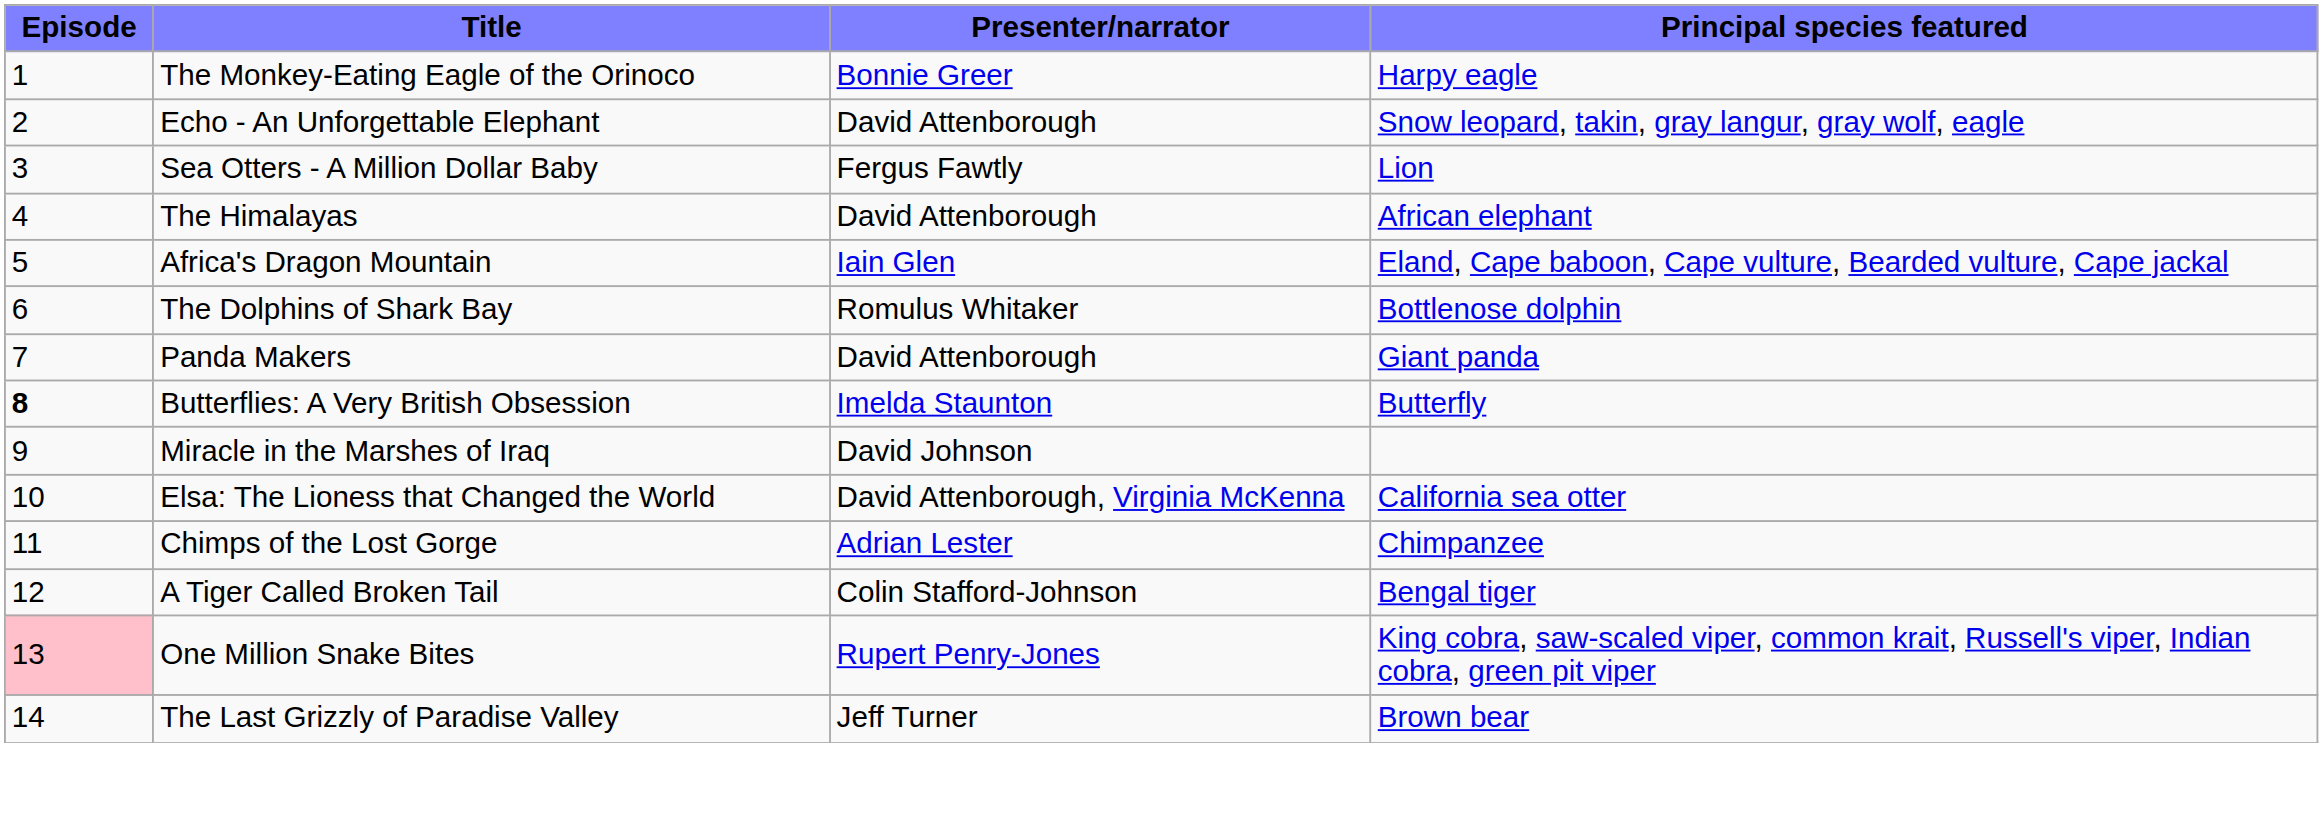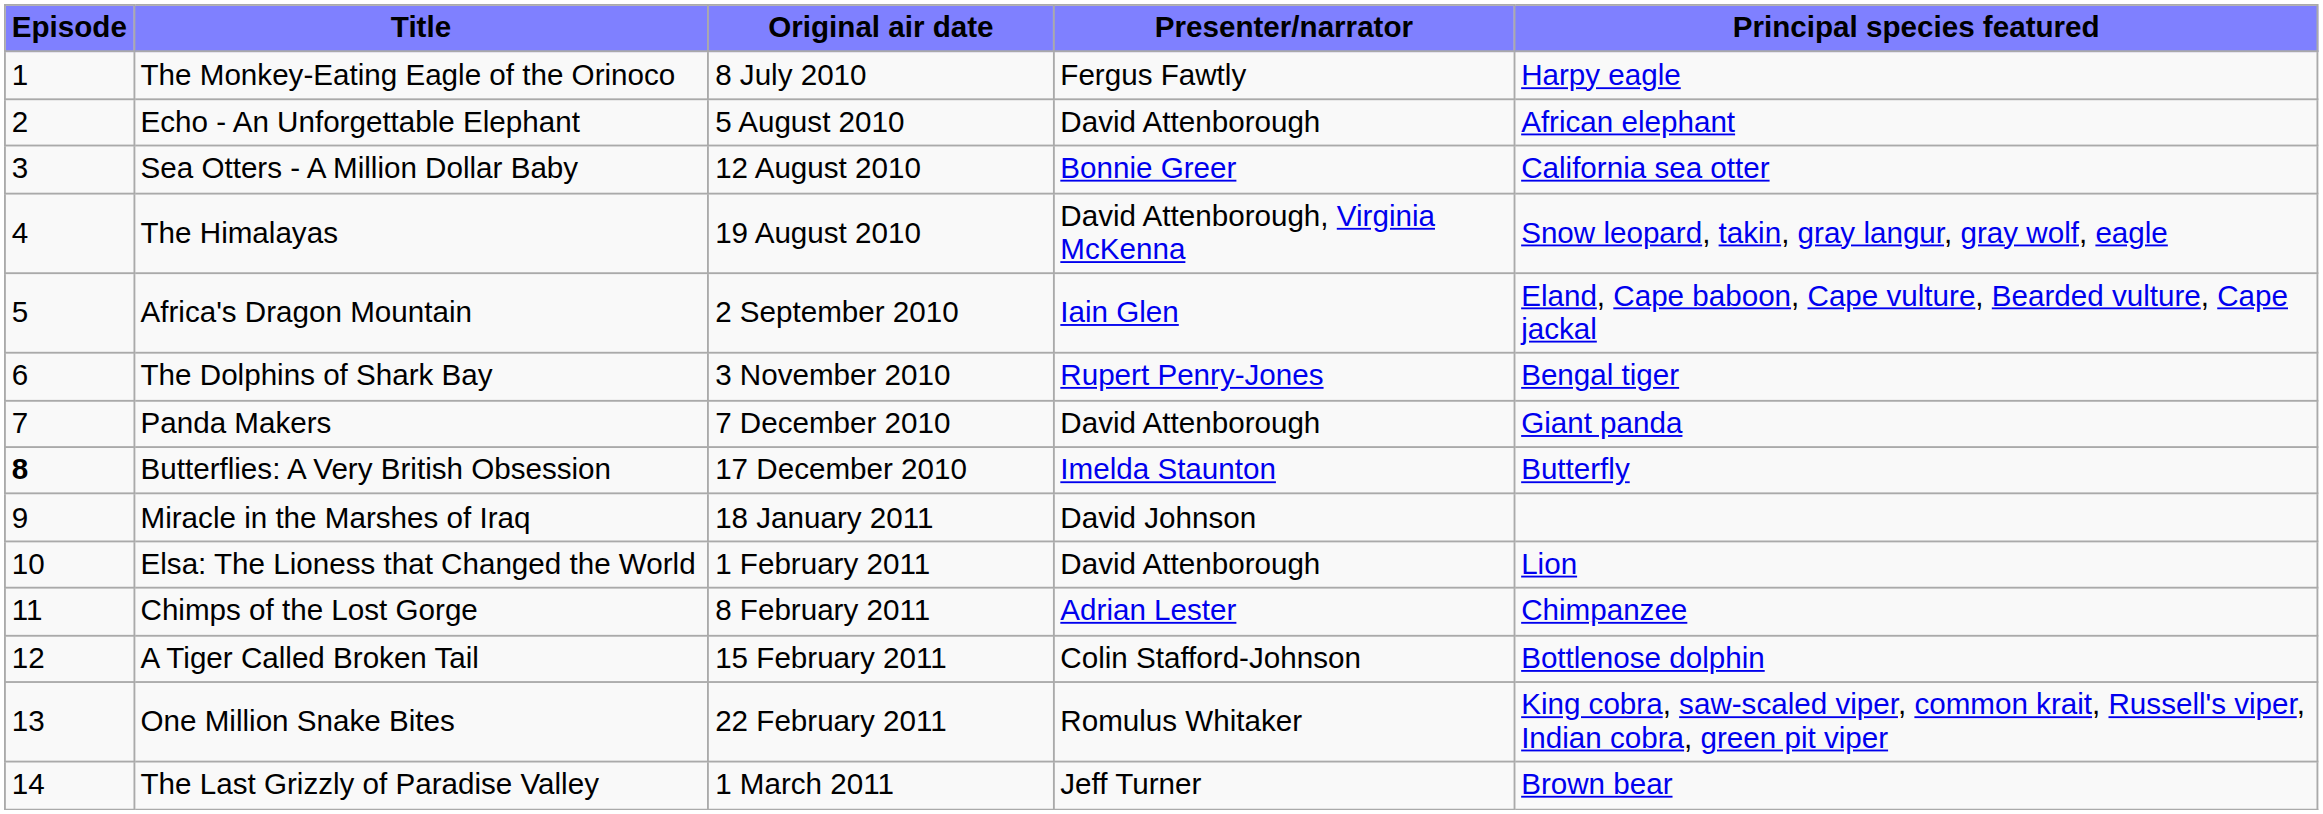+ column: (881, 27)
(925, 74) Bonnie Greer -> (1153, 74) Fergus Fawtly
(1701, 121) Snow leopard, takin, gray langur, gray wolf, eagle -> (1628, 121) African elephant
(930, 168) Fergus Fawtly -> (1148, 168) Bonnie Greer
(1406, 168) Lion -> (1645, 168) California sea otter
(967, 215) David Attenborough -> (1248, 232) David Attenborough, Virginia McKenna
(1485, 215) African elephant -> (1844, 232) Snow leopard, takin, gray langur, gray wolf, eagle
(958, 309) Romulus Whitaker -> (1192, 376) Rupert Penry-Jones
(1500, 309) Bottlenose dolphin -> (1600, 376) Bengal tiger
(1091, 497) David Attenborough, Virginia McKenna -> (1190, 564) David Attenborough
(1502, 497) California sea otter -> (1549, 564) Lion
(1457, 591) Bengal tiger -> (1643, 657) Bottlenose dolphin
(28, 654) pink background -> (28, 721) no background
(968, 654) Rupert Penry-Jones -> (1181, 721) Romulus Whitaker
